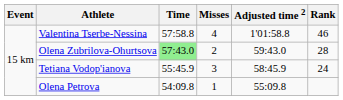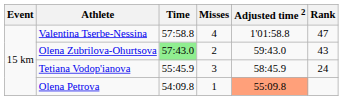(323, 34) 46 -> (323, 34) 47
(323, 51) 28 -> (323, 51) 43
(270, 86) no background -> (270, 86) lightsalmon background
